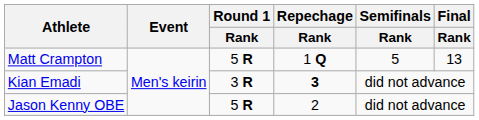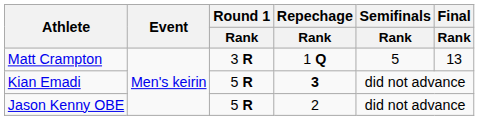(242, 60) 5 R -> (242, 60) 3 R
(242, 82) 3 R -> (242, 82) 5 R
